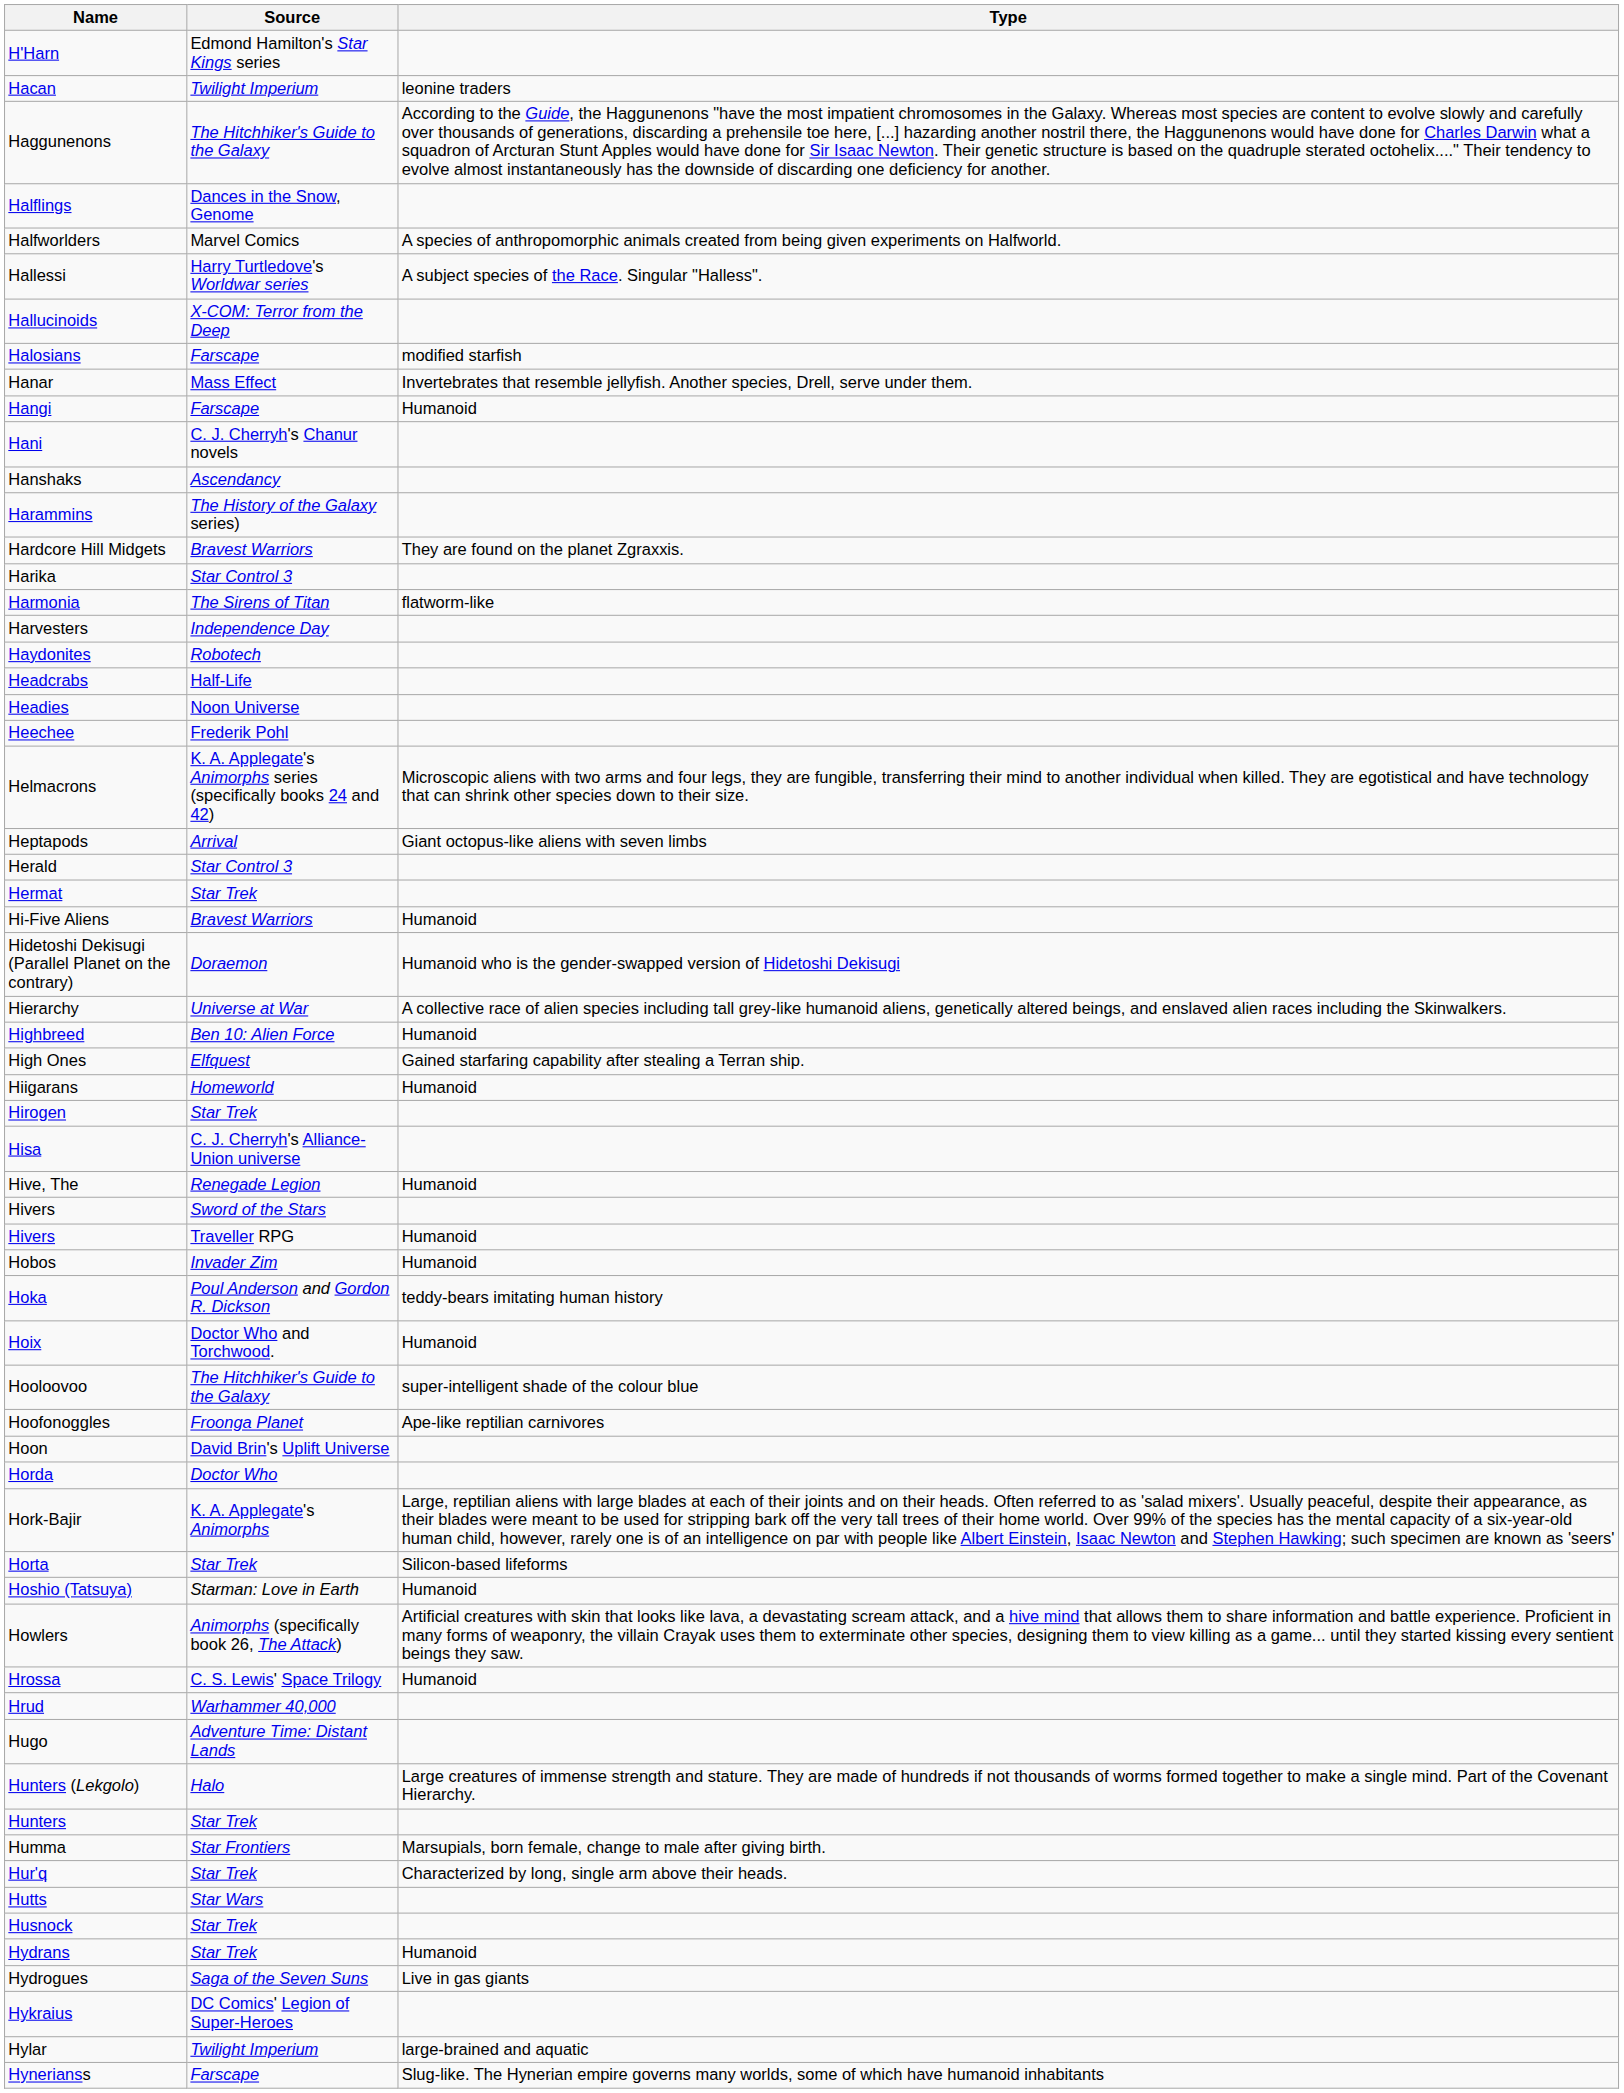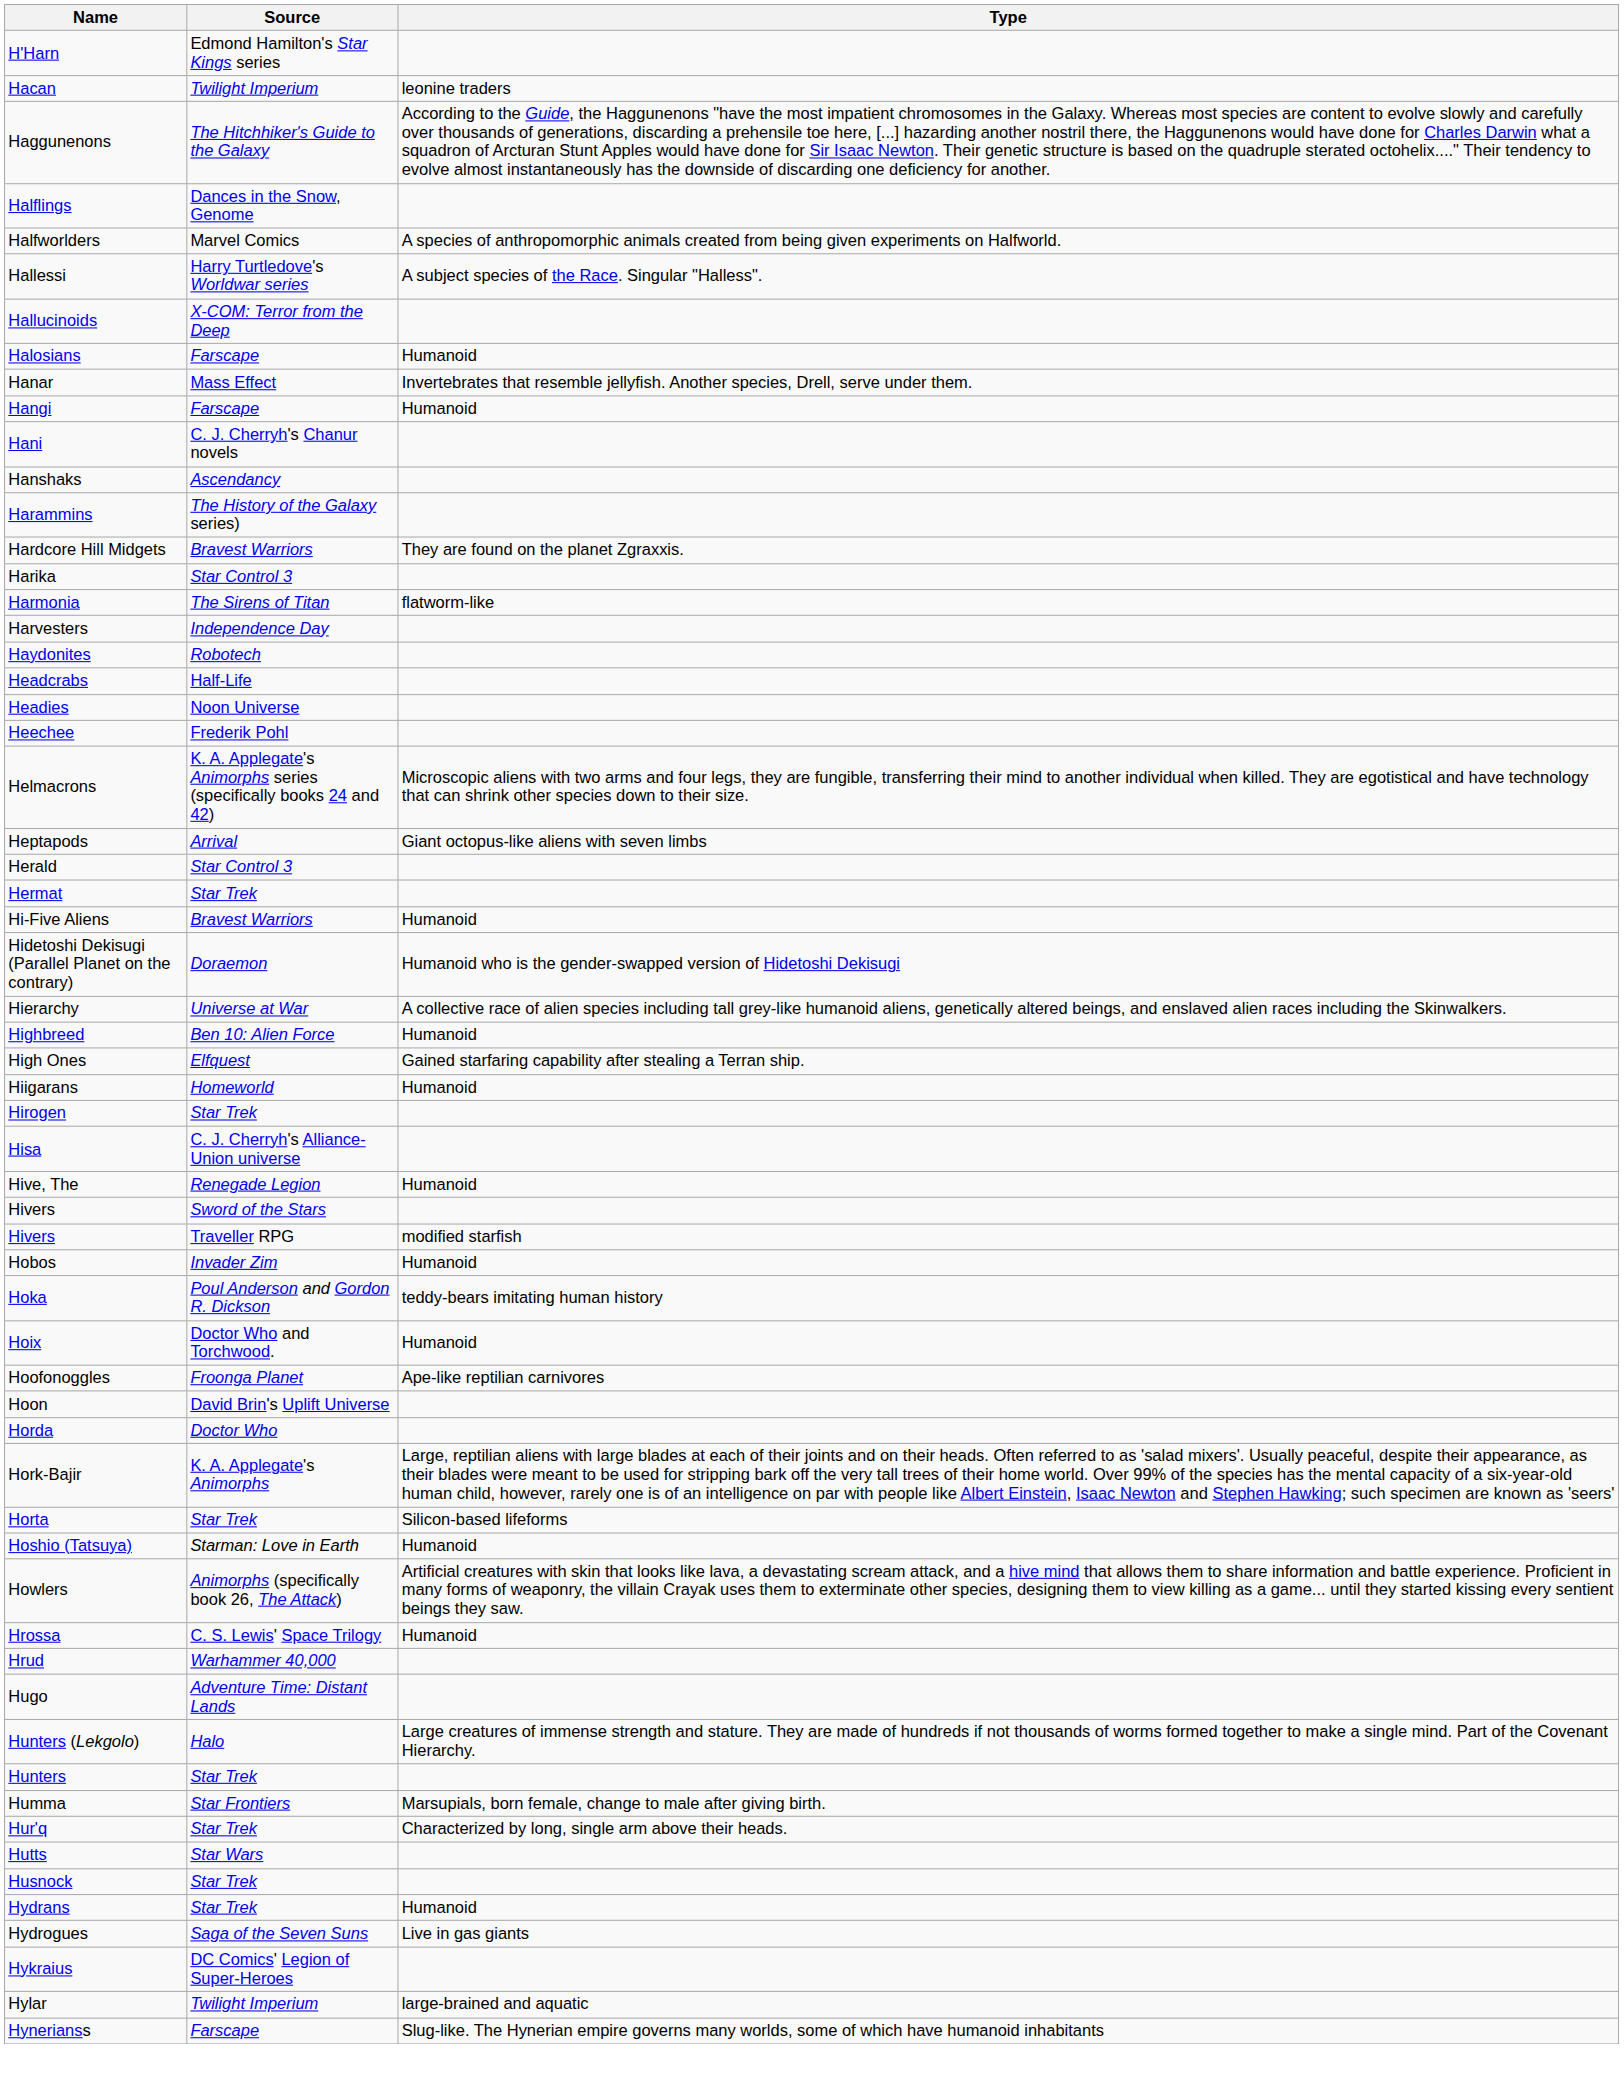(462, 356) modified starfish -> (439, 356) Humanoid
(439, 1236) Humanoid -> (462, 1236) modified starfish
- row: (48, 1387)
